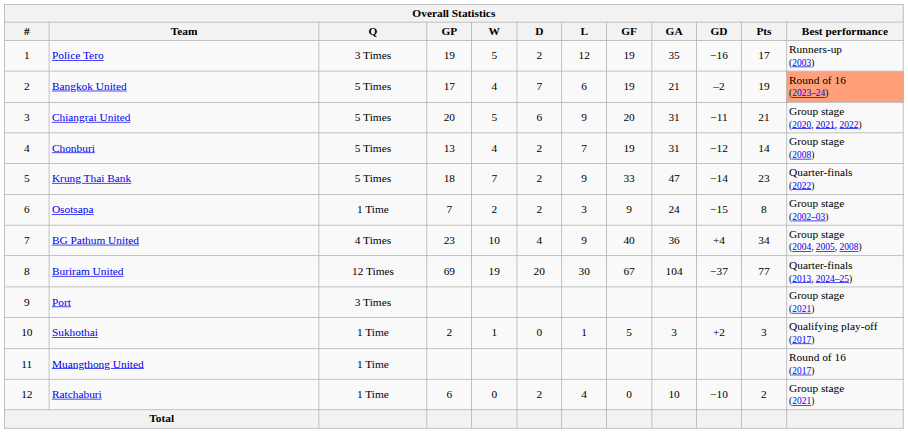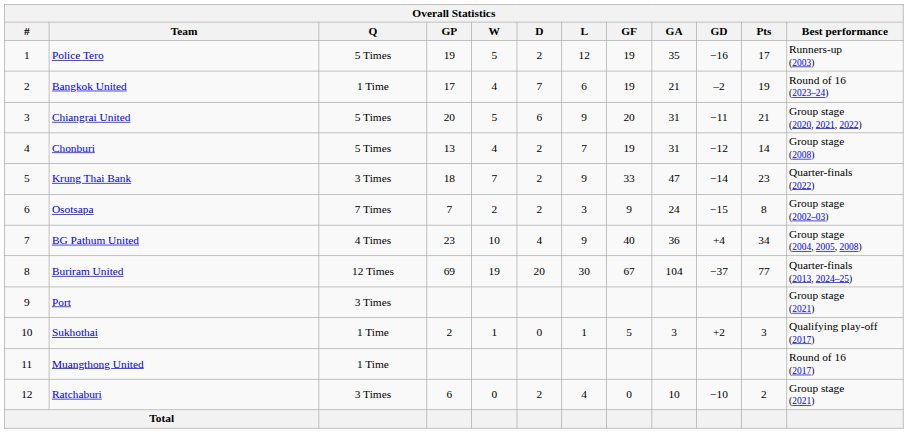(373, 55) 3 Times -> (373, 55) 5 Times
(373, 86) 5 Times -> (373, 86) 1 Time
(817, 86) lightsalmon background -> (817, 86) no background
(373, 179) 5 Times -> (373, 179) 3 Times
(373, 209) 1 Time -> (373, 209) 7 Times
(373, 394) 1 Time -> (373, 394) 3 Times
